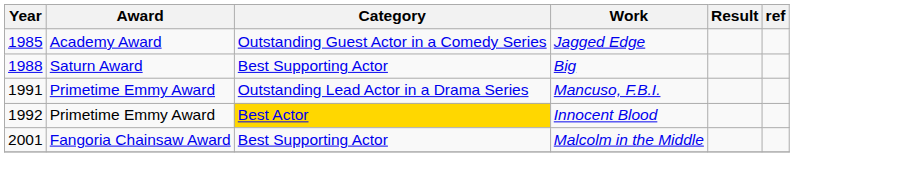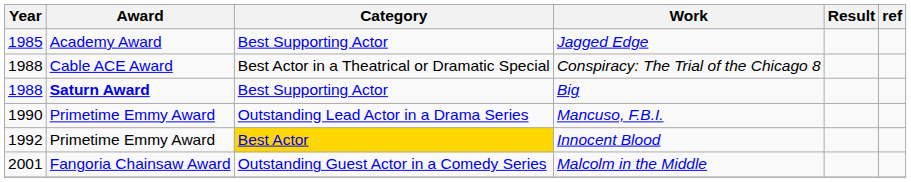(392, 41) Outstanding Guest Actor in a Comedy Series -> (313, 41) Best Supporting Actor
+ row: (689, 66)
(96, 66) normal -> (100, 90) bold
(25, 90) 1991 -> (25, 115) 1990
(313, 139) Best Supporting Actor -> (392, 164) Outstanding Guest Actor in a Comedy Series
